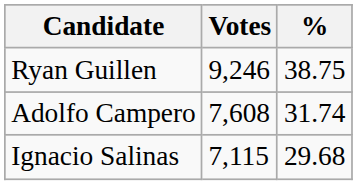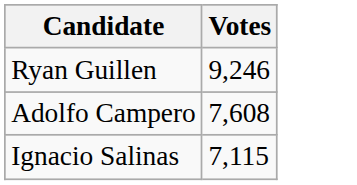- column: (315, 26)
